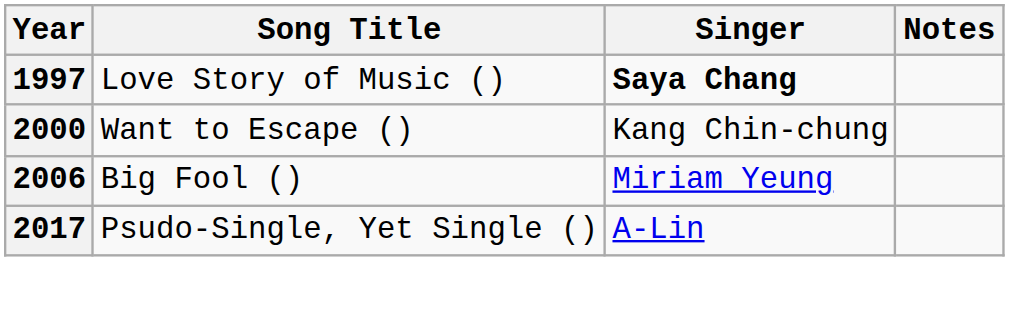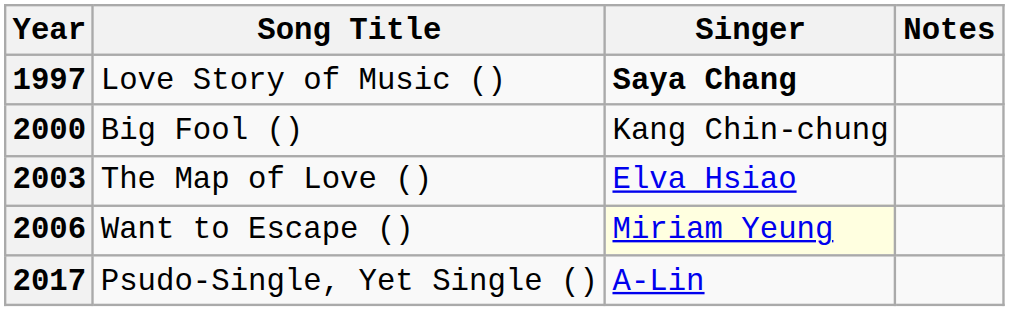(257, 130) Want to Escape () -> (202, 130) Big Fool ()
+ row: (49, 180)
(202, 180) Big Fool () -> (257, 230) Want to Escape ()
(723, 180) no background -> (723, 230) lightyellow background
